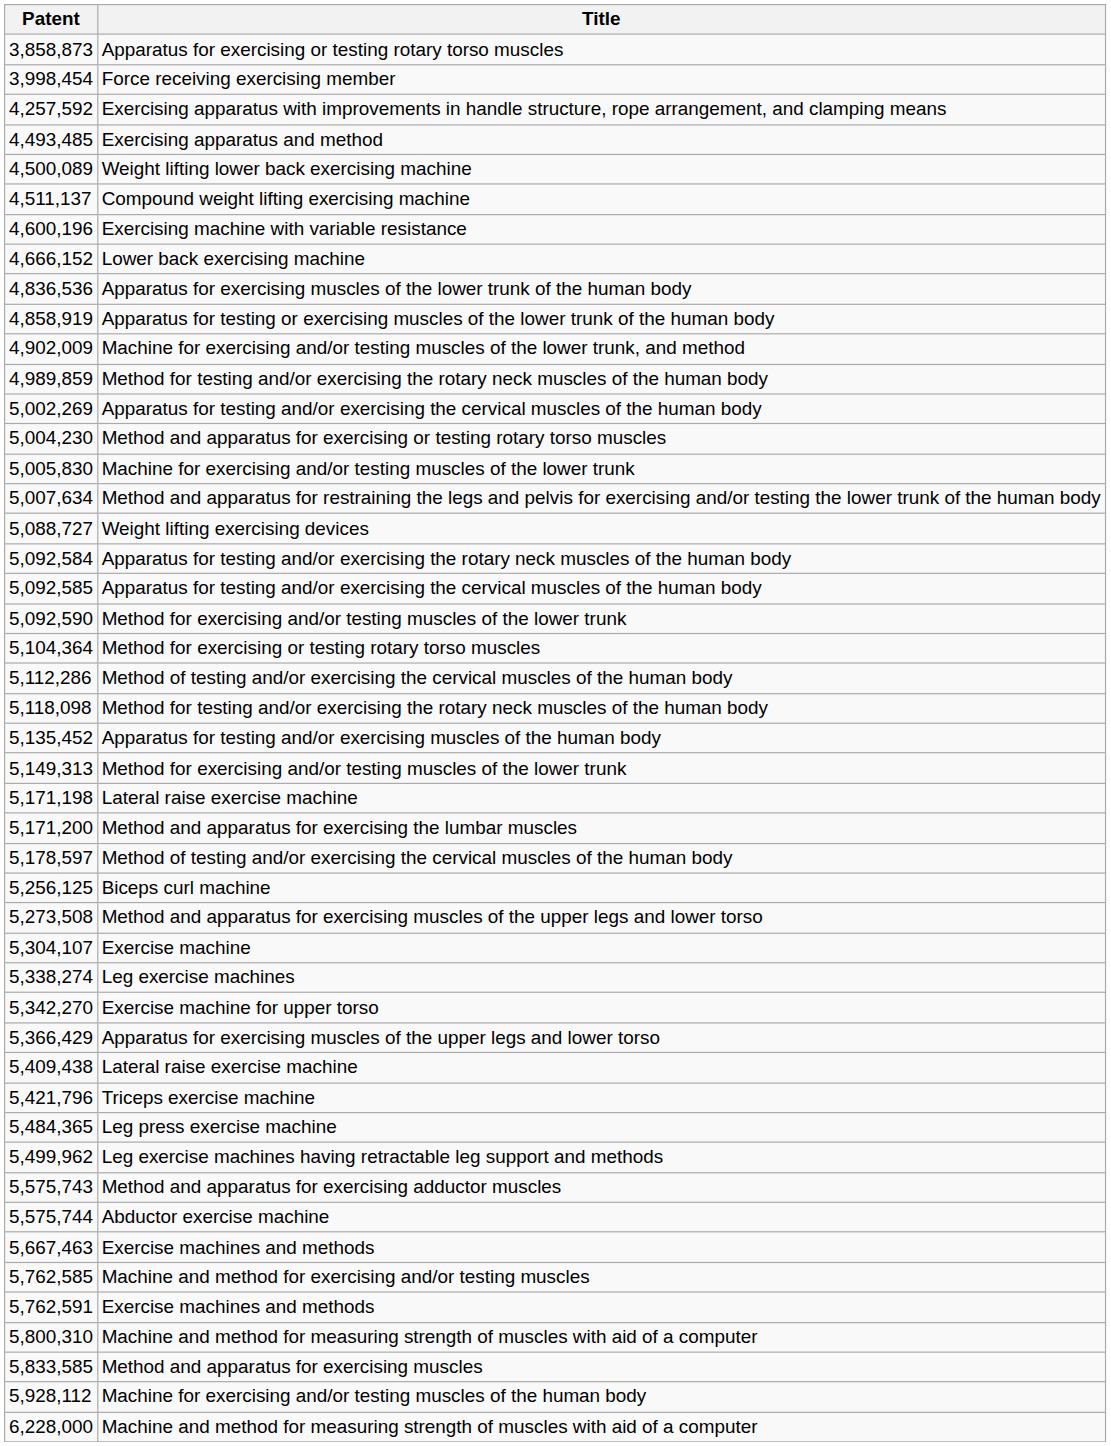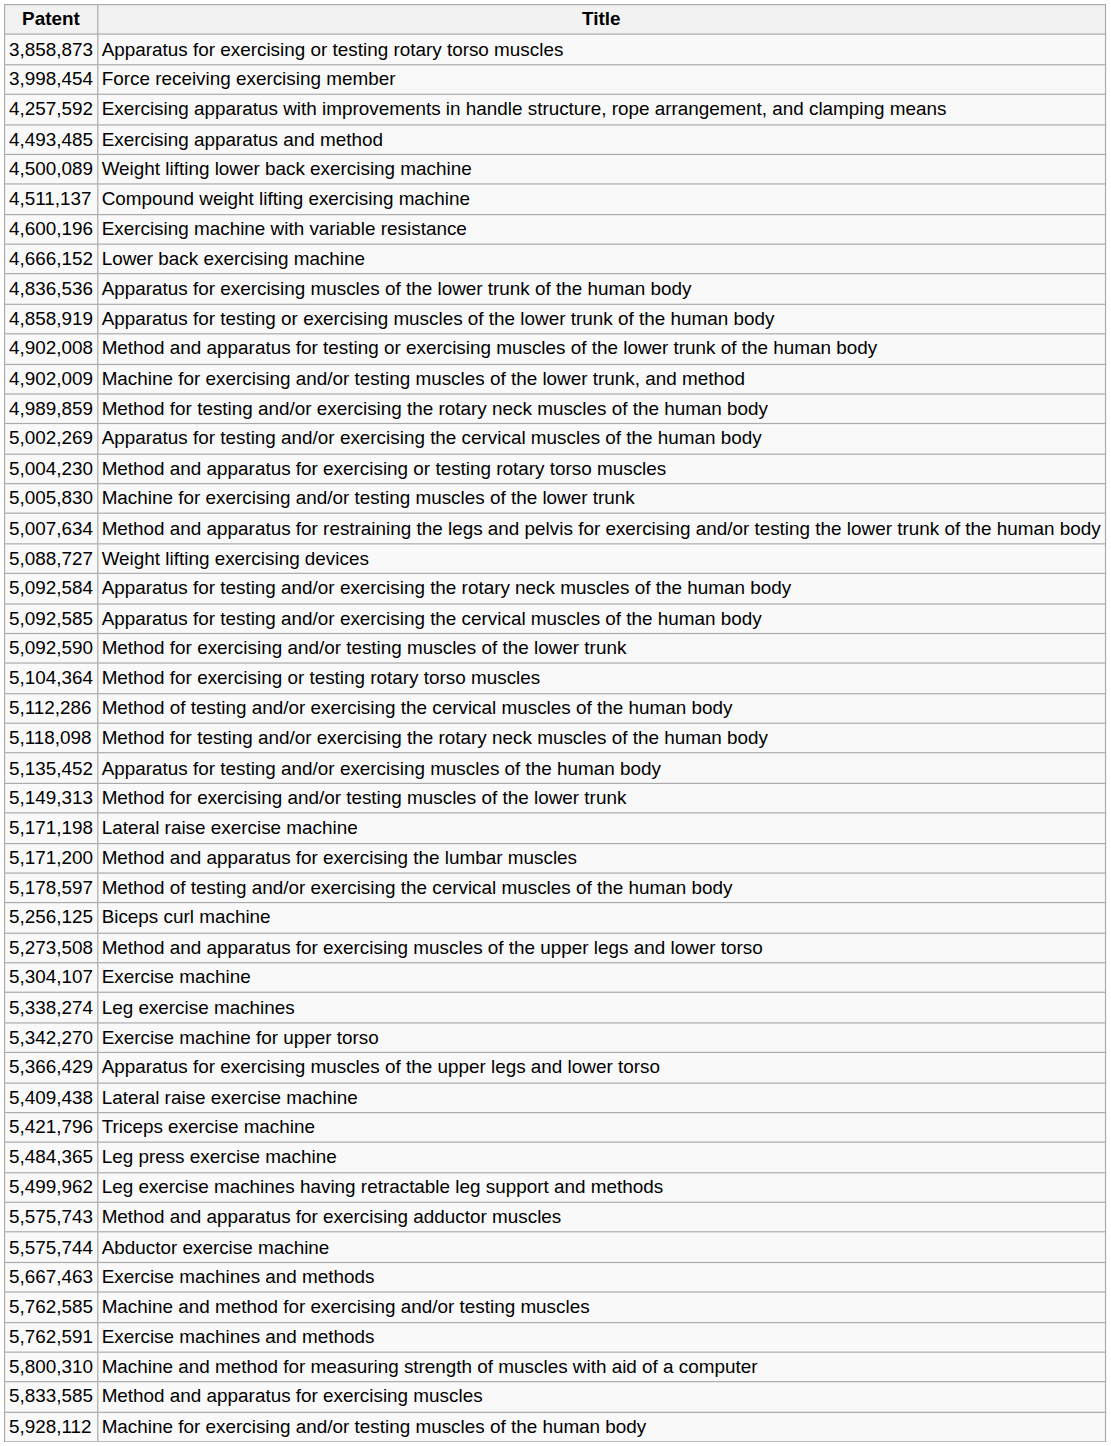+ row: (51, 348)
- row: (51, 1426)
